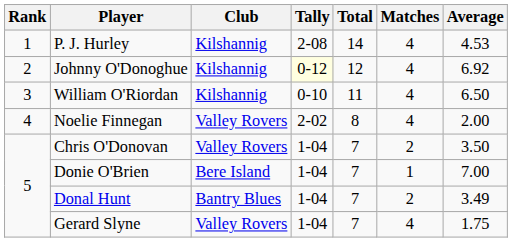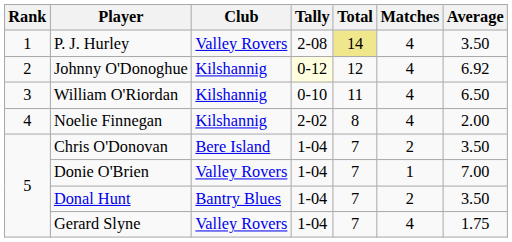(231, 43) Kilshannig -> (241, 43) Valley Rovers
(355, 43) no background -> (355, 43) khaki background
(475, 43) 4.53 -> (475, 43) 3.50
(241, 120) Valley Rovers -> (231, 120) Kilshannig
(241, 146) Valley Rovers -> (233, 146) Bere Island
(233, 172) Bere Island -> (241, 172) Valley Rovers
(475, 198) 3.49 -> (475, 198) 3.50
